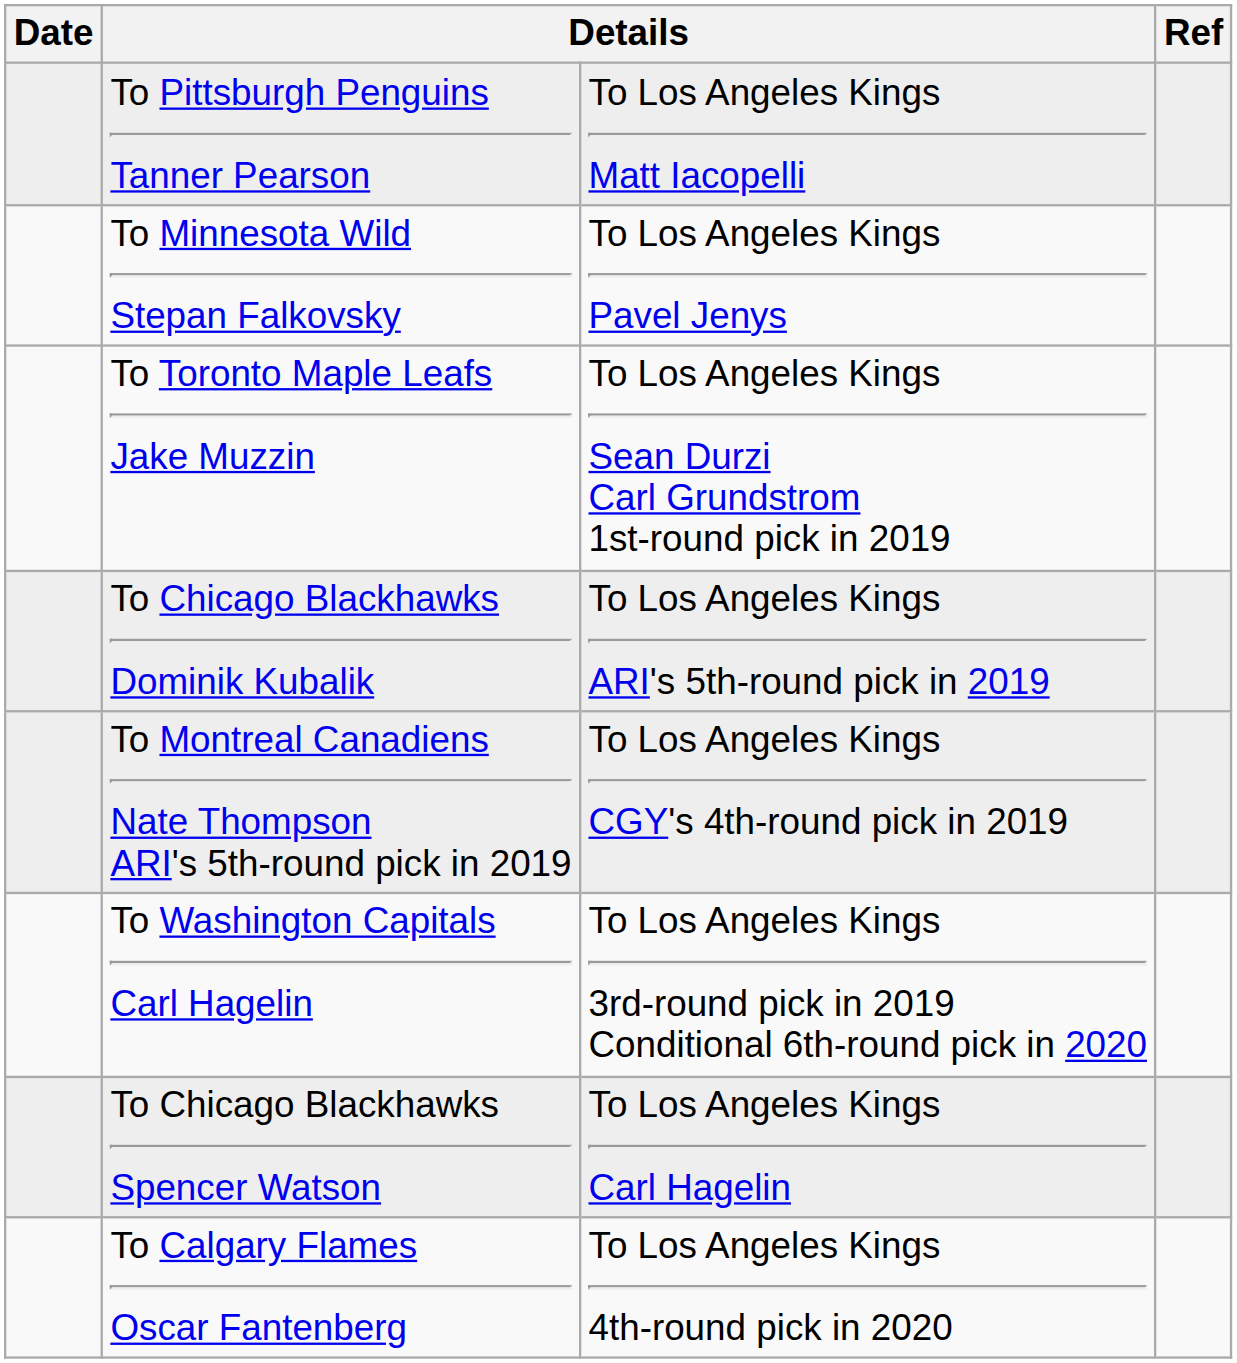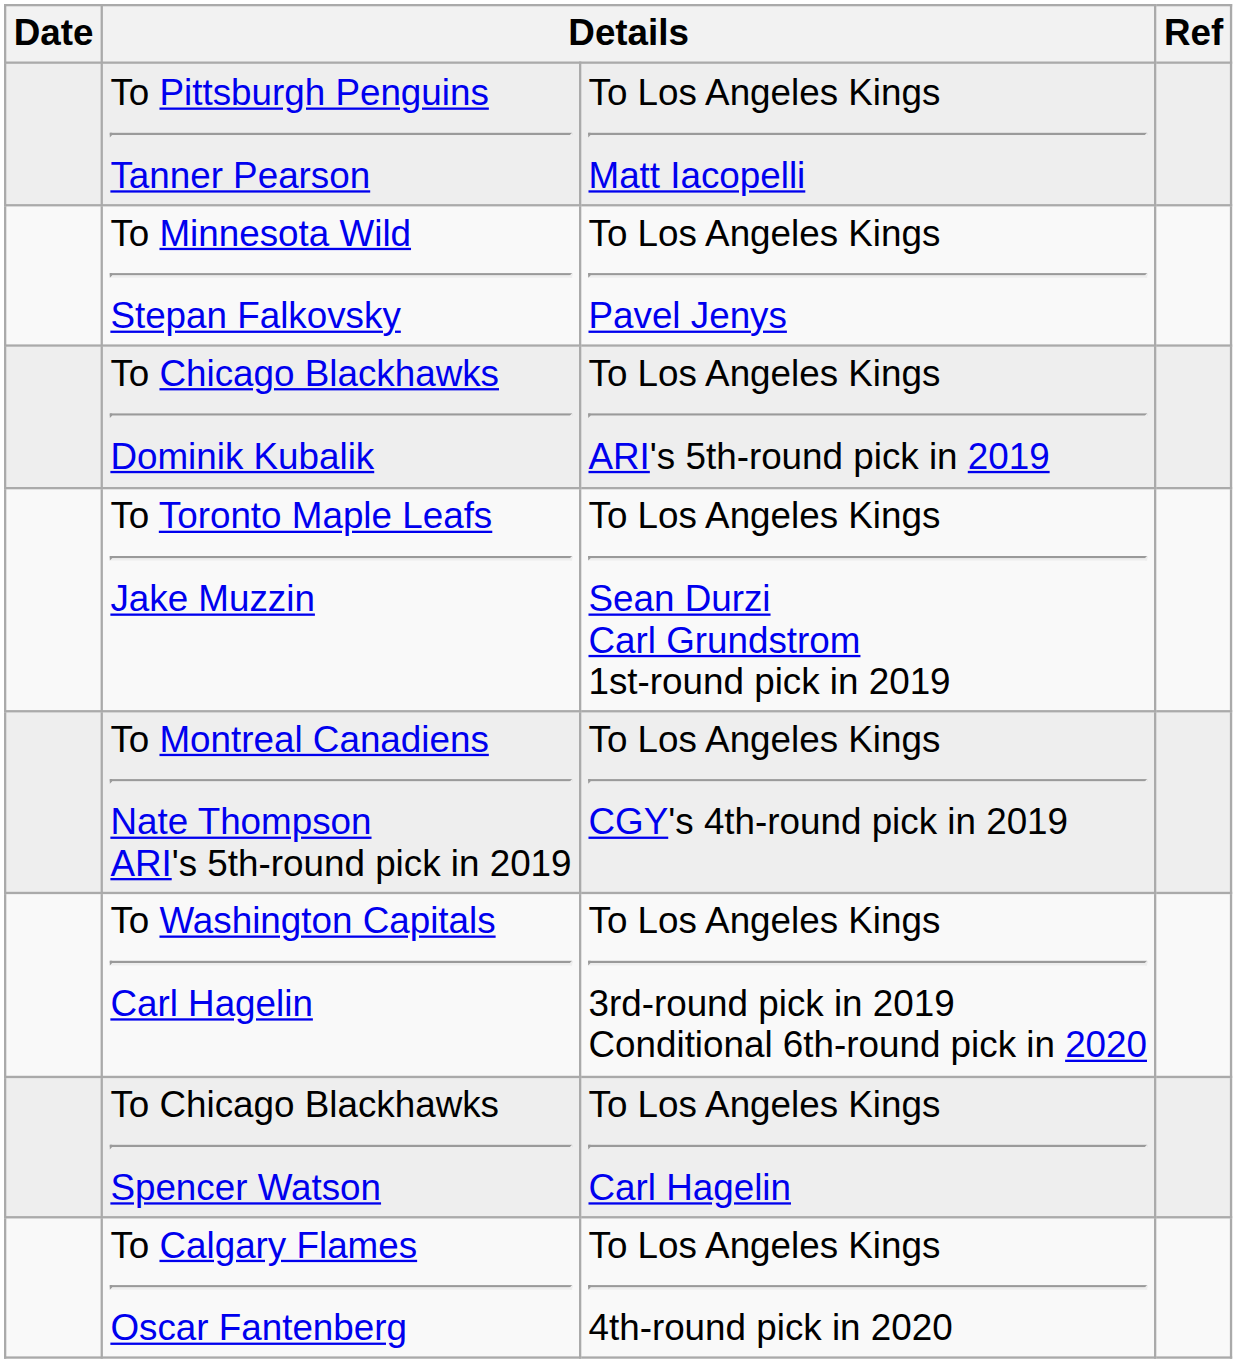rows swapped: (341, 639) <-> (341, 415)
